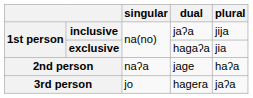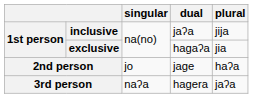(136, 66) naʔa -> (129, 66) jo
(129, 84) jo -> (136, 84) naʔa
